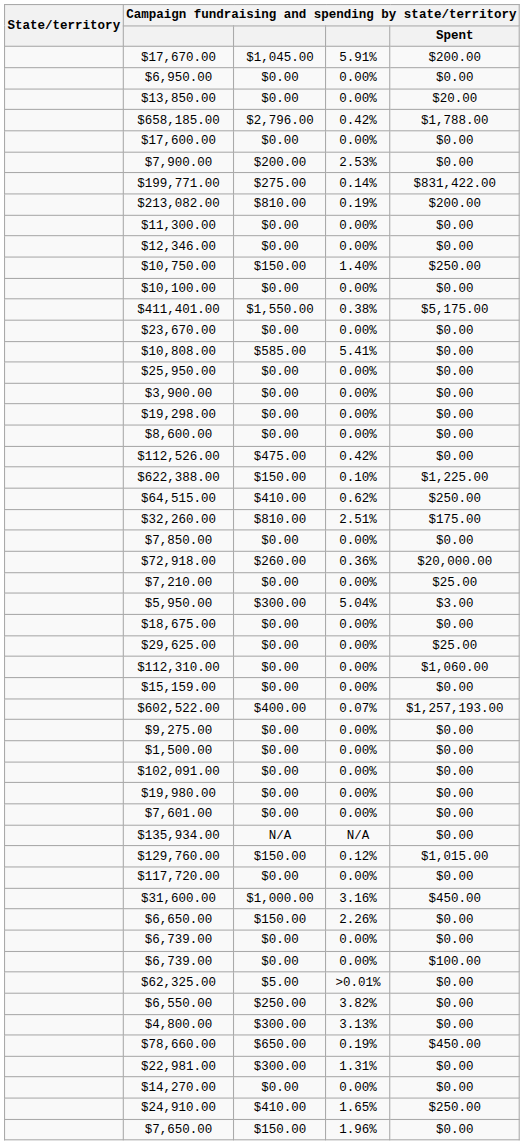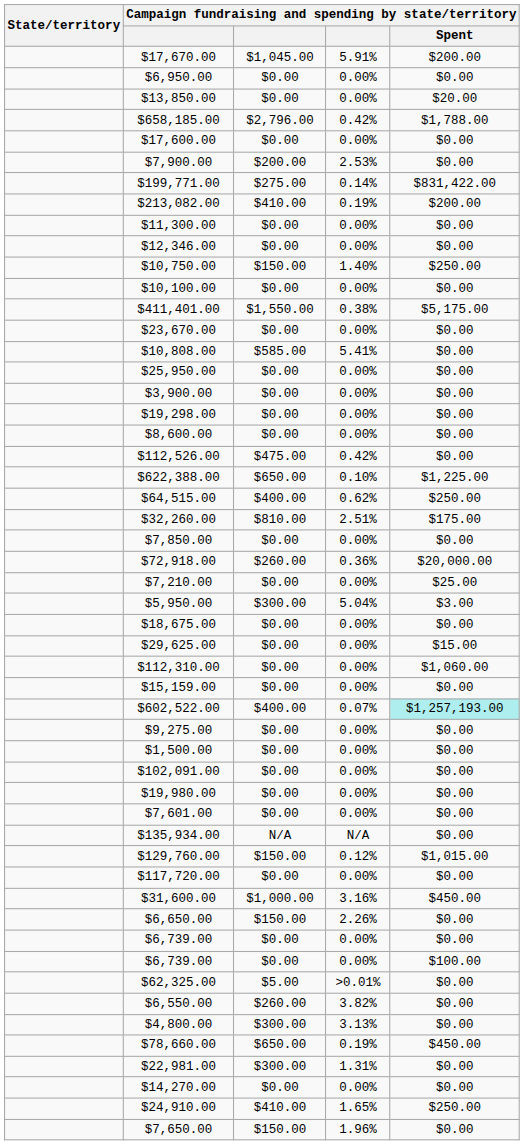(280, 204) $810.00 -> (280, 204) $410.00
(280, 477) $150.00 -> (280, 477) $650.00
(280, 498) $410.00 -> (280, 498) $400.00
(455, 646) $25.00 -> (455, 646) $15.00
(455, 709) no background -> (455, 709) paleturquoise background
(280, 1003) $250.00 -> (280, 1003) $260.00
